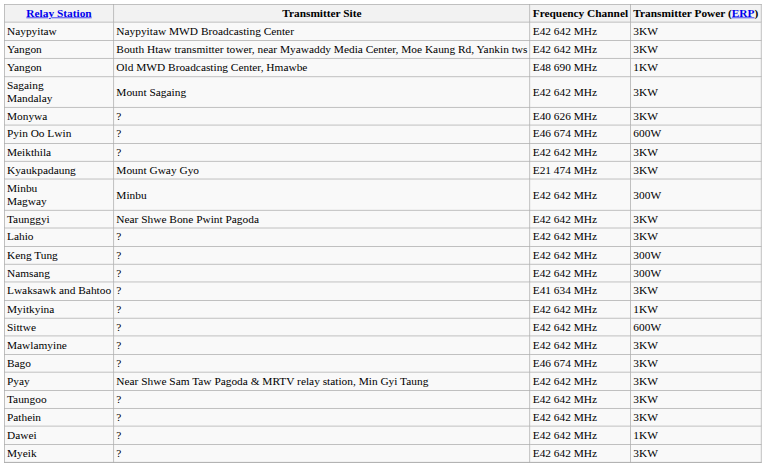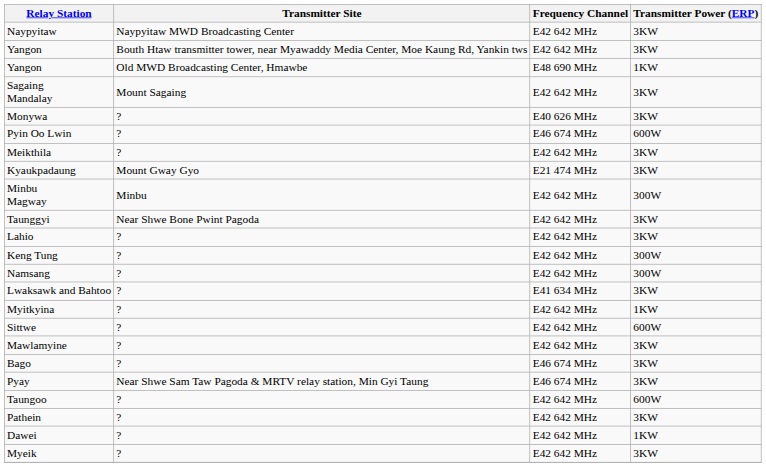(565, 381) E42 642 MHz -> (565, 381) E46 674 MHz
(646, 399) 3KW -> (647, 399) 600W
